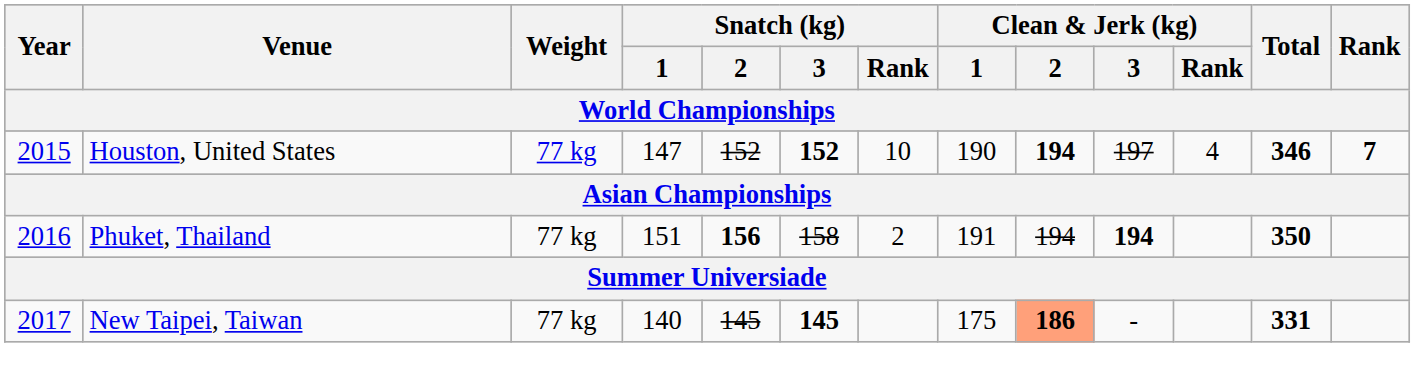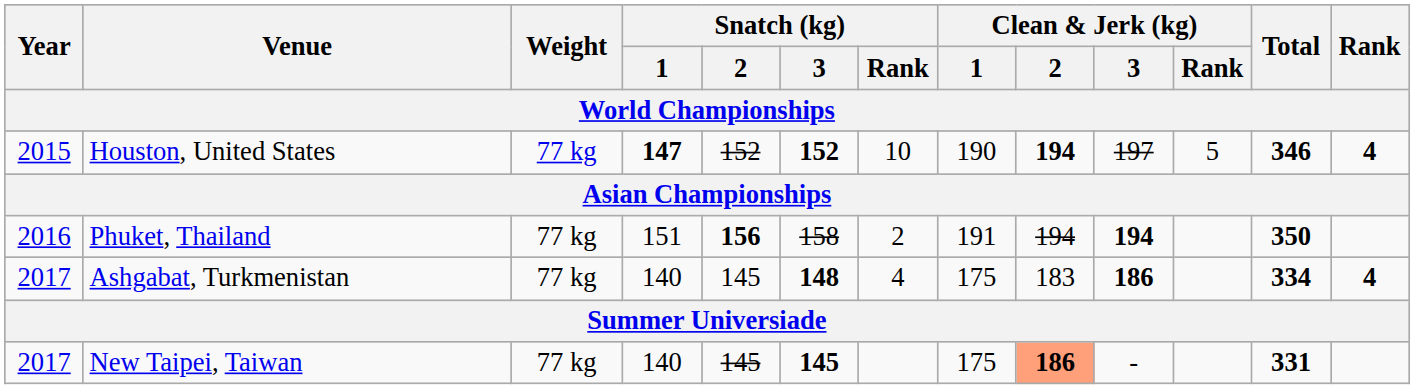(662, 151) normal -> (662, 151) bold
(1212, 151) 4 -> (1212, 151) 5
(1370, 151) 7 -> (1370, 151) 4
+ row: (219, 278)
